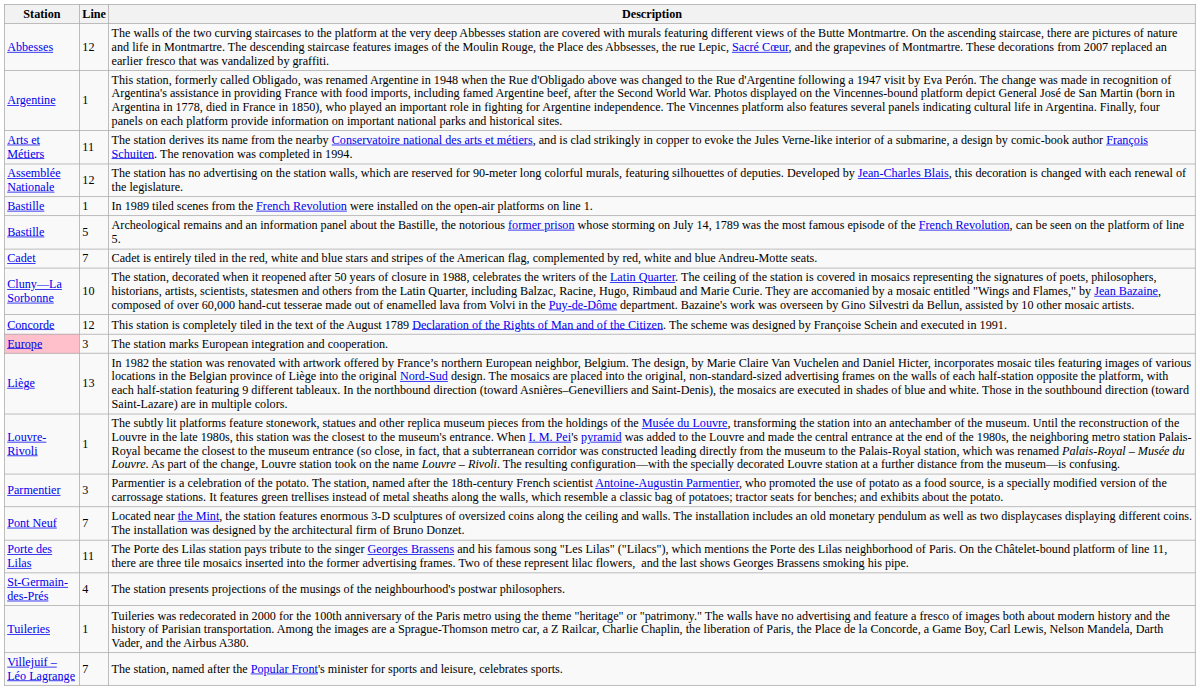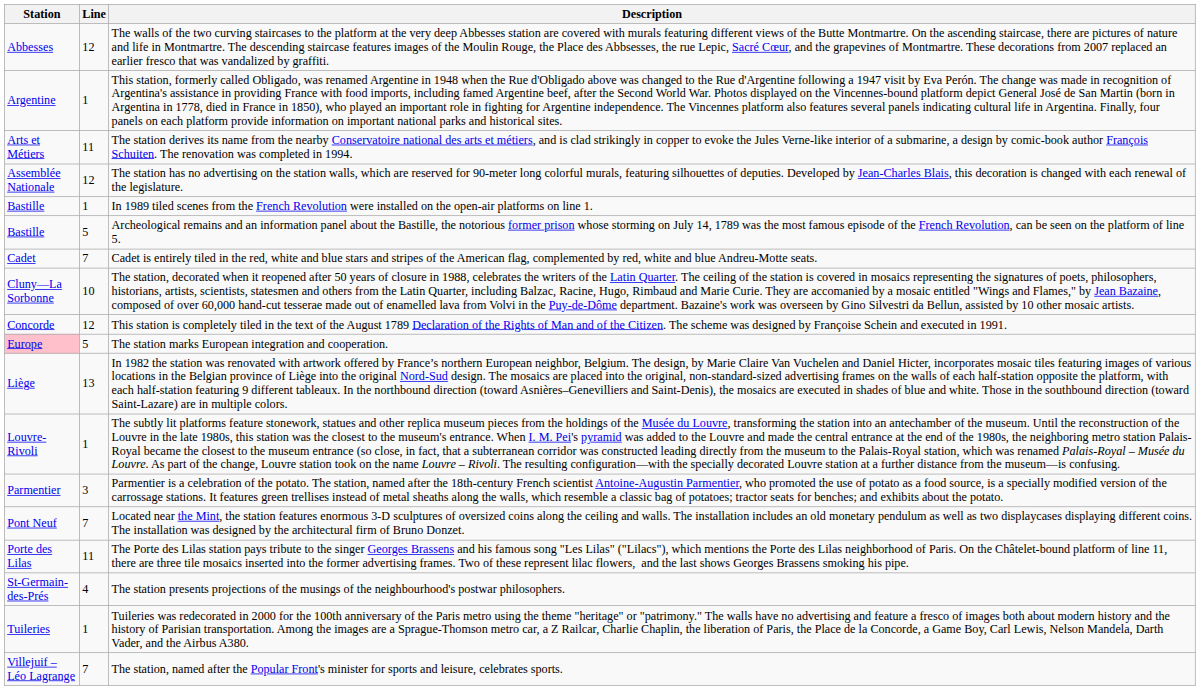(85, 343) 3 -> (85, 343) 5
